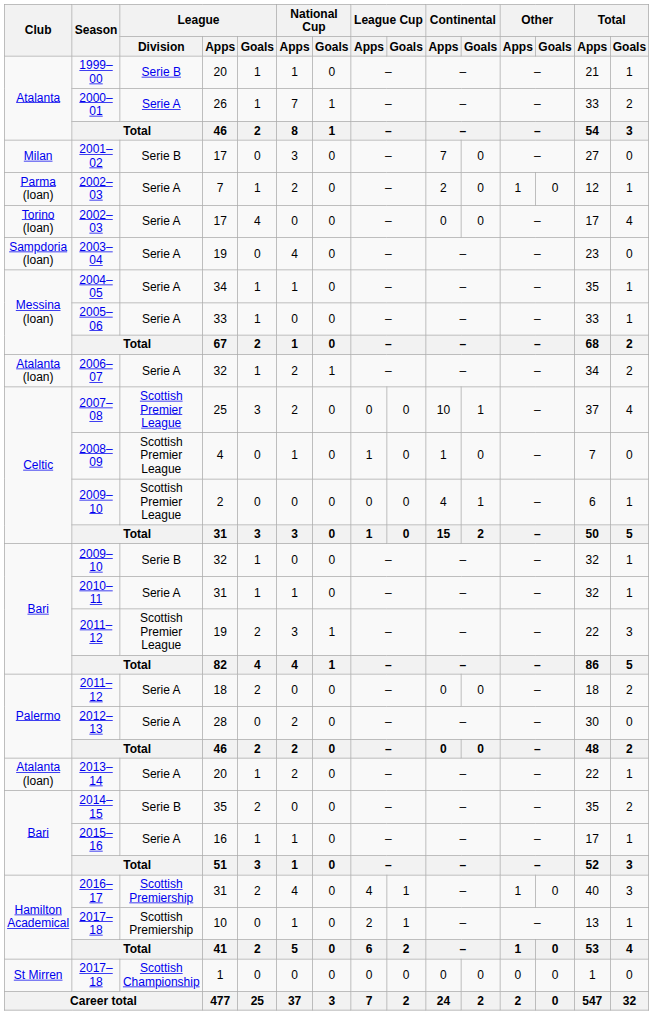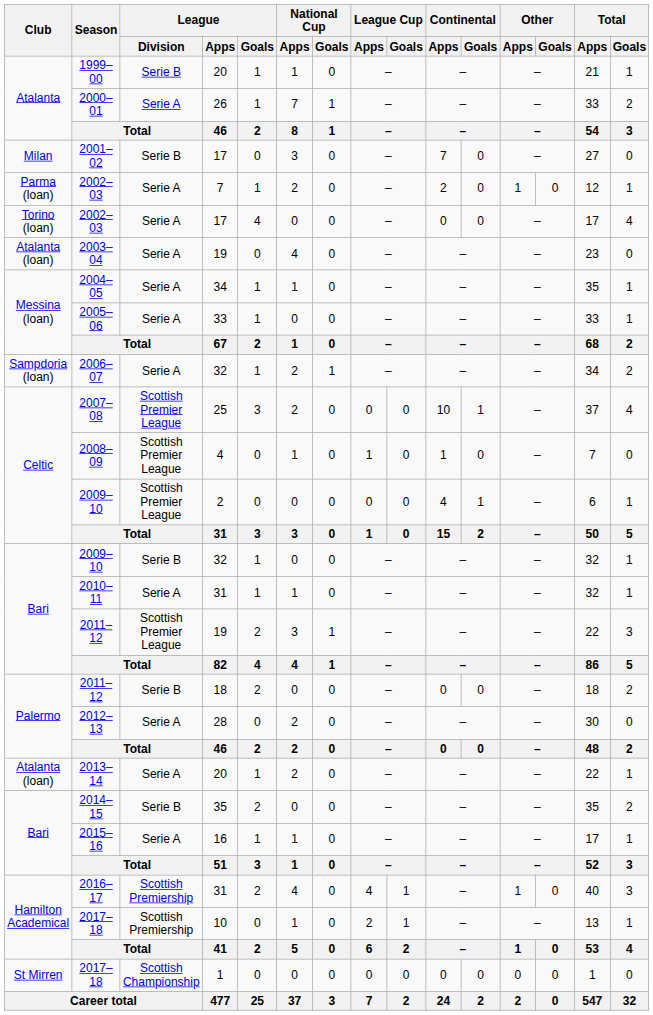(38, 254) Sampdoria (loan) -> (38, 254) Atalanta (loan)
(38, 370) Atalanta (loan) -> (38, 370) Sampdoria (loan)
(161, 690) Serie A -> (161, 690) Serie B
